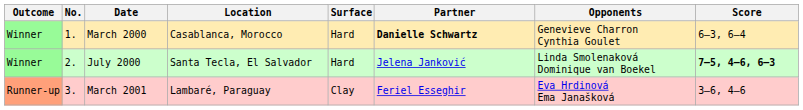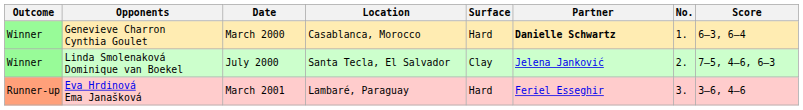columns swapped: (74, 12) <-> (615, 12)
(342, 63) Hard -> (481, 63) Clay
(737, 63) bold -> (737, 63) normal
(342, 91) Clay -> (481, 91) Hard
